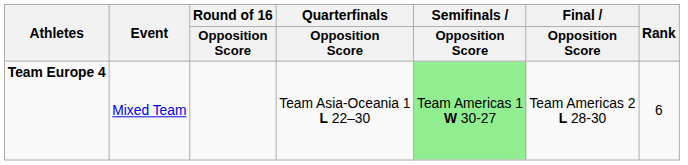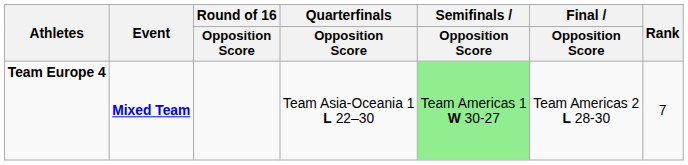(149, 111) normal -> (151, 111) bold
(659, 111) 6 -> (663, 111) 7
